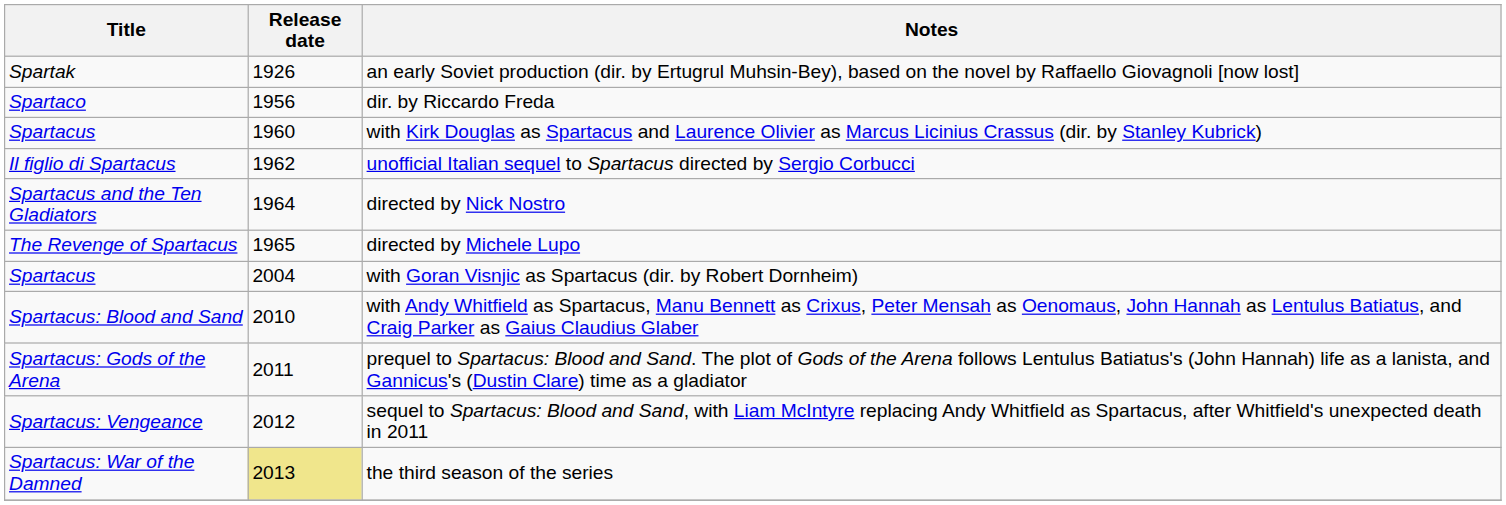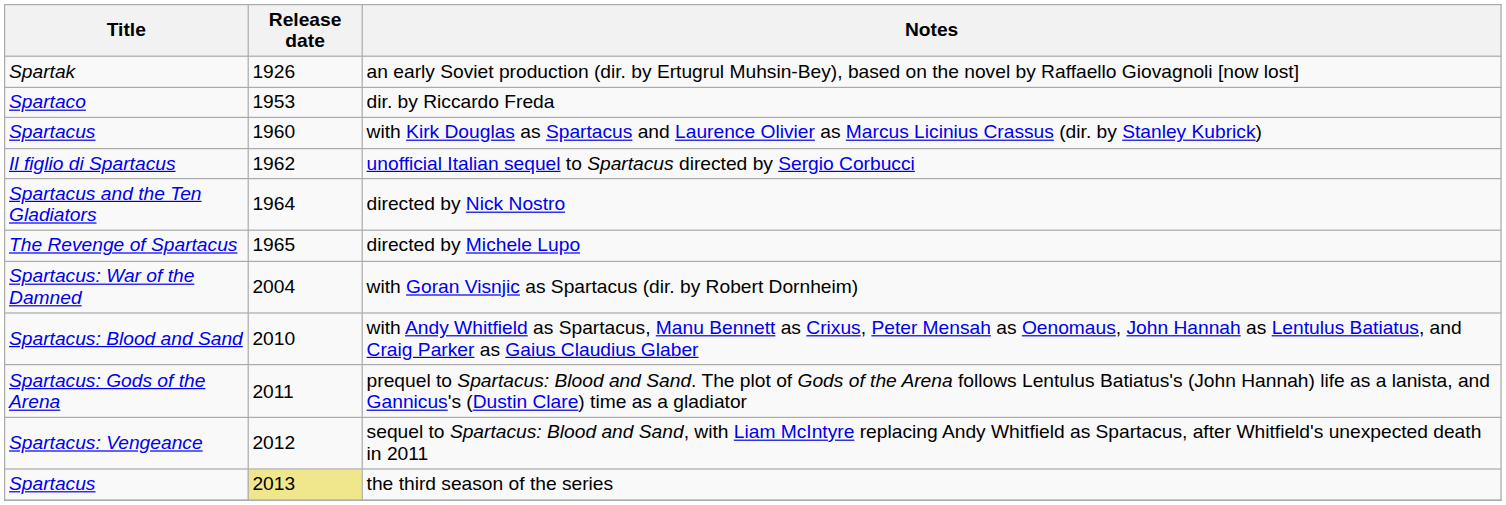(274, 102) 1956 -> (274, 102) 1953
(52, 276) Spartacus -> (102, 286) Spartacus: War of the Damned
(102, 473) Spartacus: War of the Damned -> (52, 484) Spartacus
